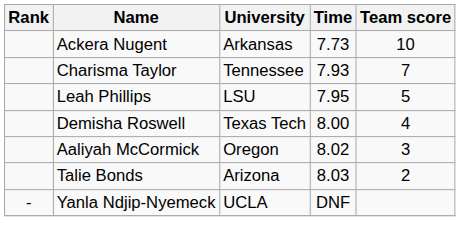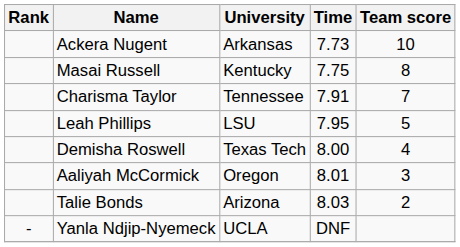+ row: (109, 70)
(333, 70) 7.93 -> (333, 96) 7.91
(333, 149) 8.02 -> (333, 176) 8.01
